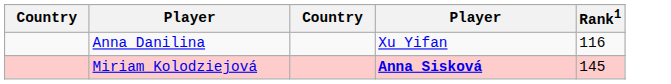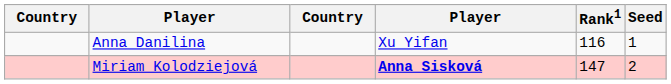+ column: (645, 18)
(592, 67) 145 -> (592, 67) 147
